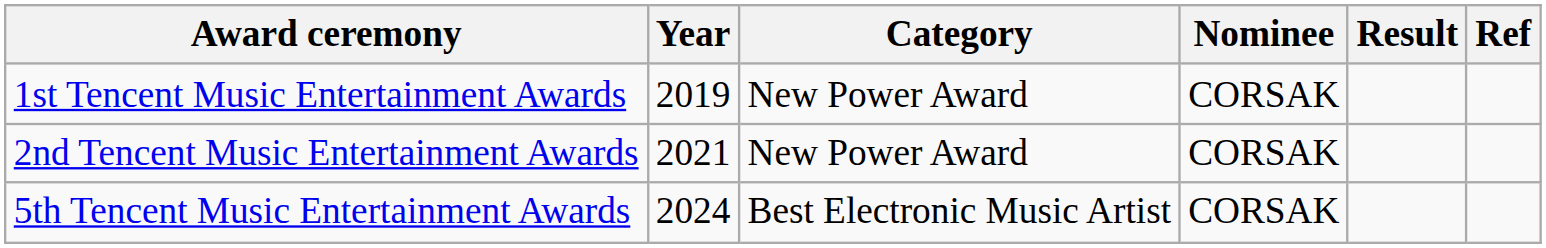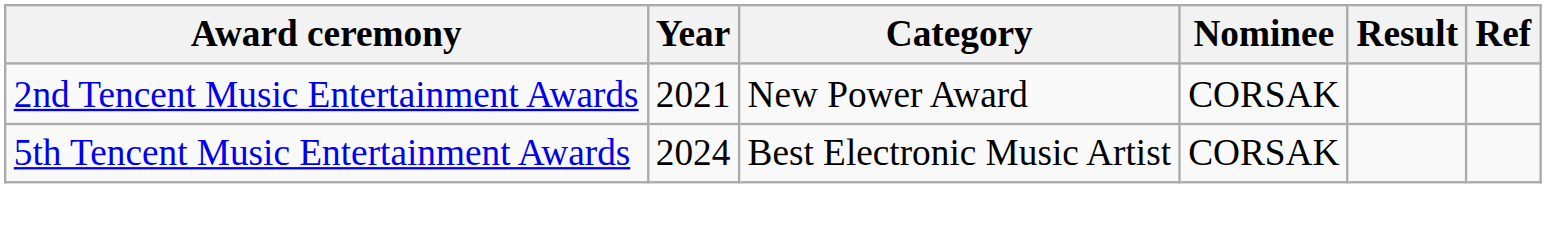- row: (320, 93)
